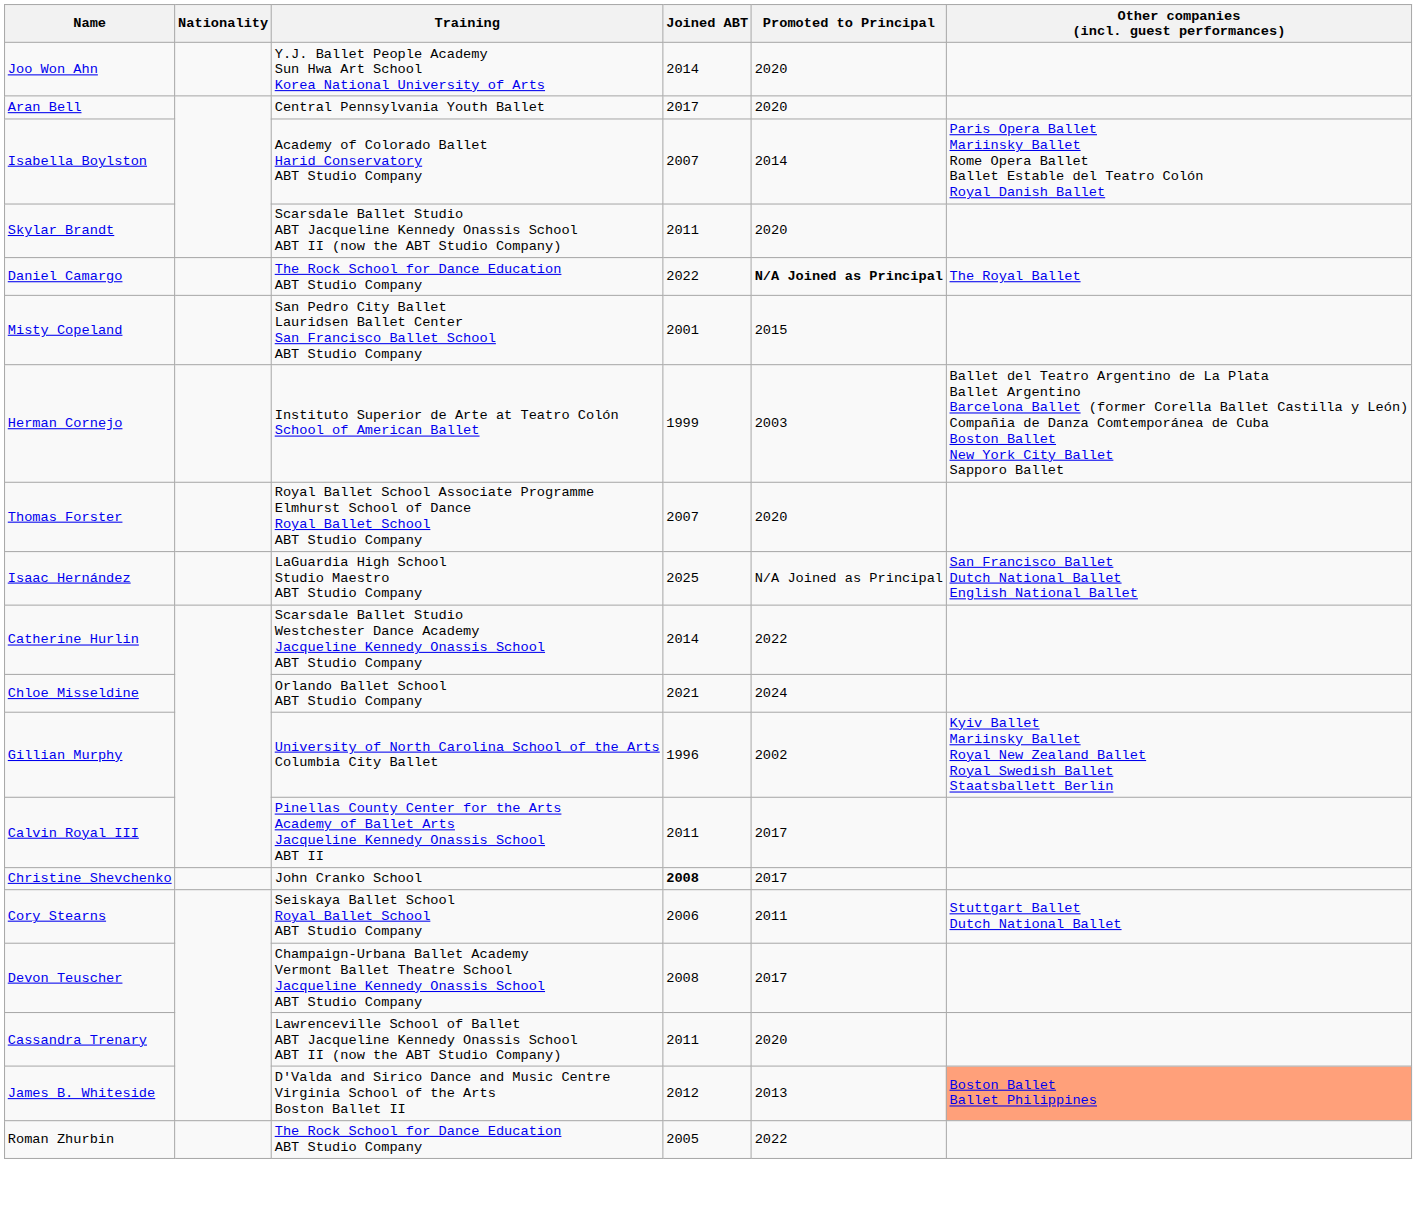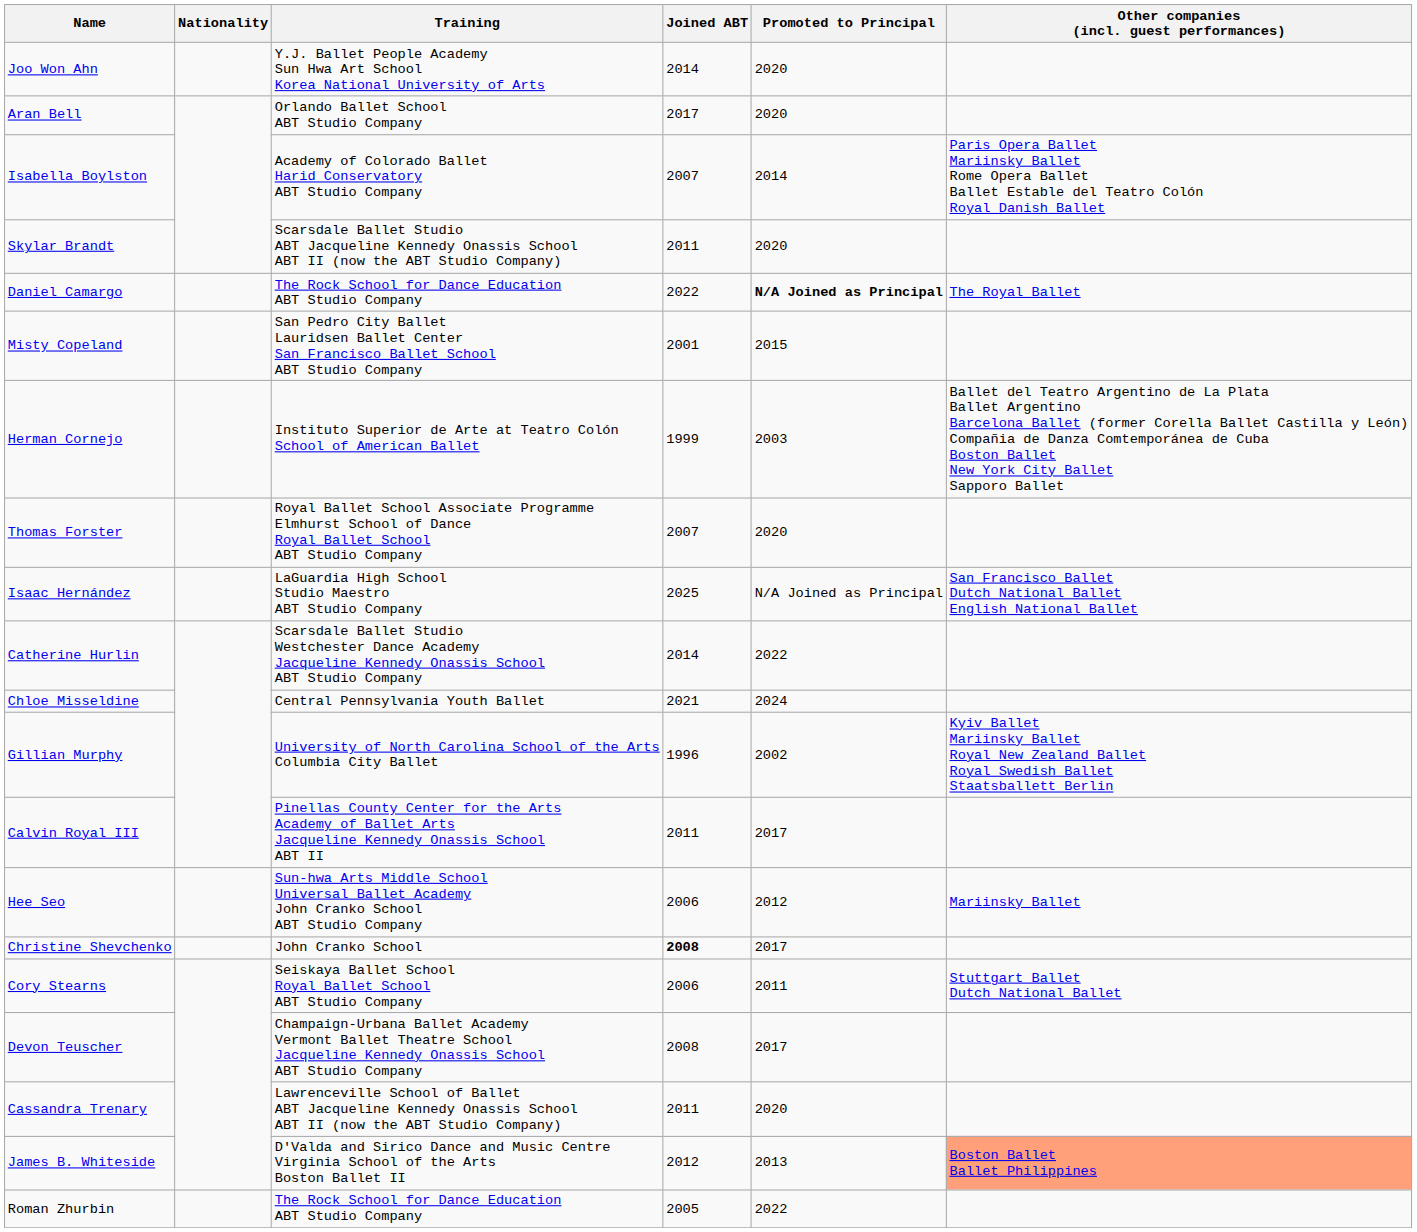(410, 107) Central Pennsylvania Youth Ballet -> (361, 115) Orlando Ballet School ABT Studio Company
(361, 693) Orlando Ballet School ABT Studio Company -> (410, 701) Central Pennsylvania Youth Ballet
+ row: (36, 902)
